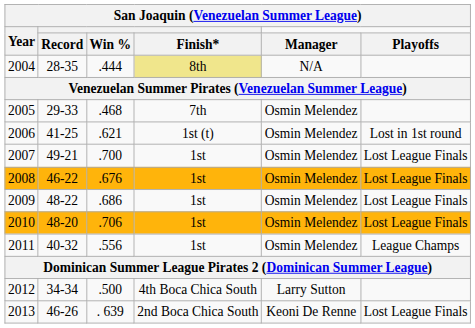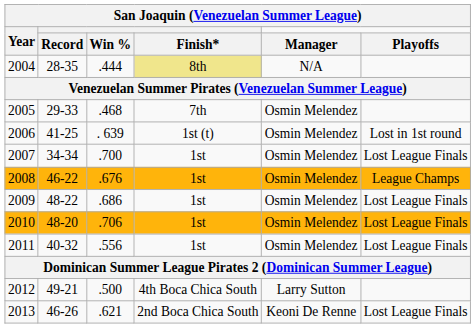(110, 133) .621 -> (110, 133) . 639
(62, 155) 49-21 -> (62, 155) 34-34
(416, 178) Lost League Finals -> (416, 178) League Champs
(416, 245) League Champs -> (416, 245) Lost League Finals
(62, 289) 34-34 -> (62, 289) 49-21
(110, 312) . 639 -> (110, 312) .621
